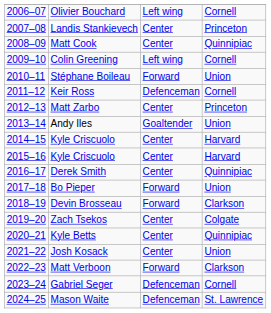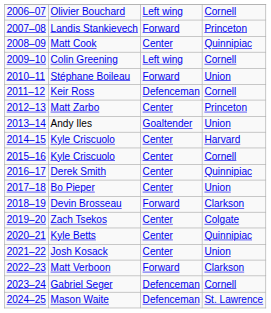(158, 28) Center -> (161, 28) Forward
(222, 156) Harvard -> (220, 156) Cornell
(161, 188) Forward -> (158, 188) Center
